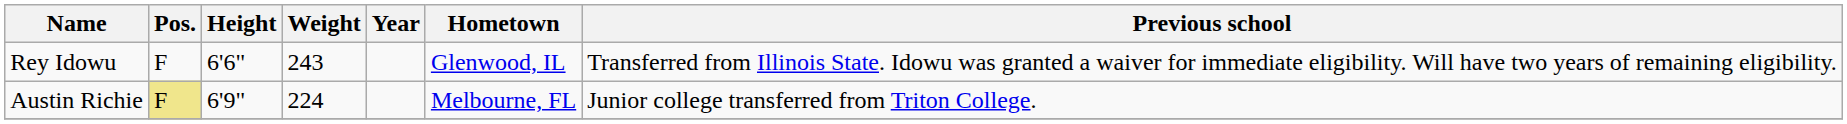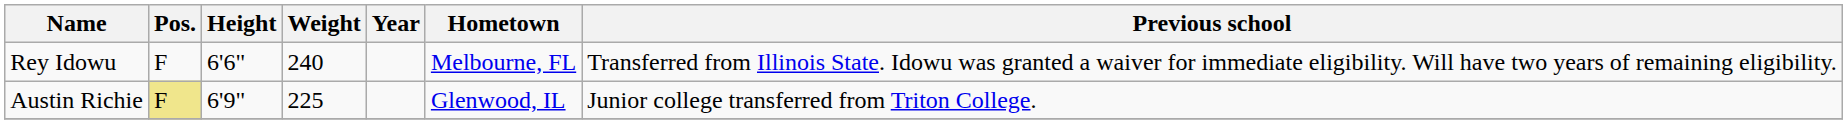(305, 61) 243 -> (305, 61) 240
(498, 61) Glenwood, IL -> (504, 61) Melbourne, FL
(305, 99) 224 -> (305, 99) 225
(504, 99) Melbourne, FL -> (498, 99) Glenwood, IL
